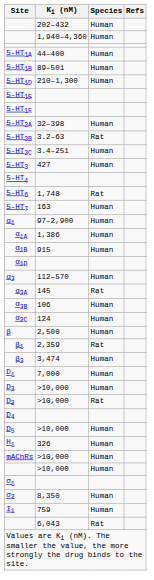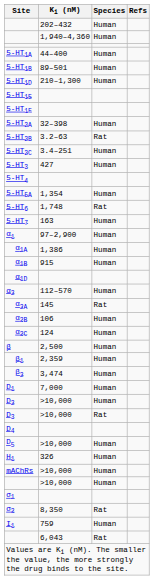+ row: (21, 194)
(97, 346) Rat -> (105, 360) Human
(102, 496) Human -> (100, 510) Rat
